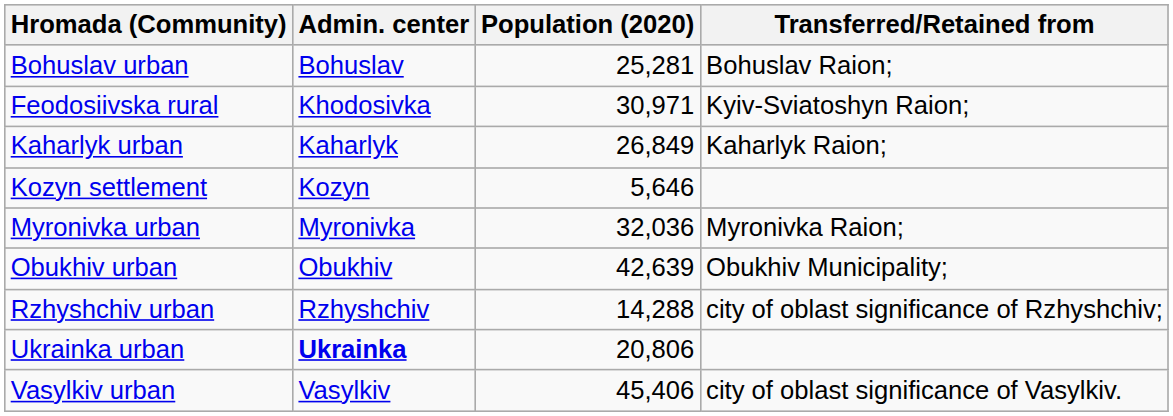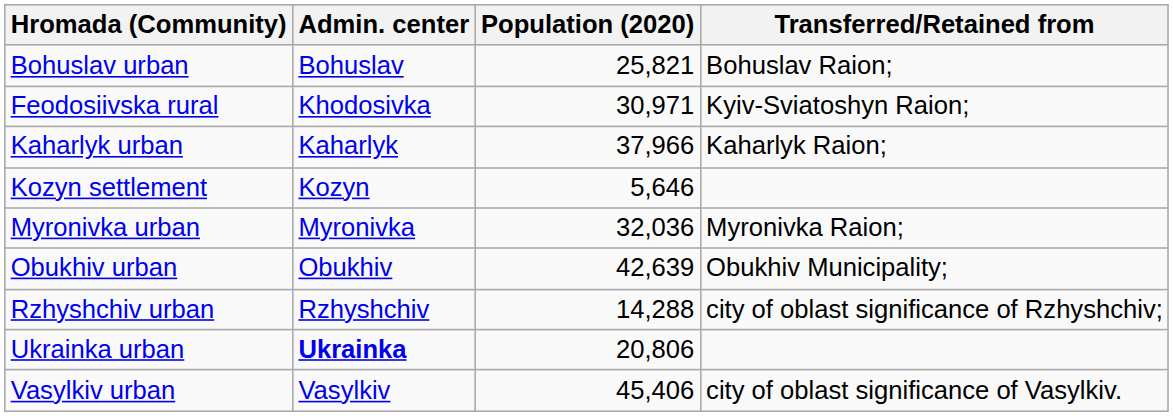(655, 65) 25,281 -> (655, 65) 25,821
(655, 146) 26,849 -> (655, 146) 37,966
